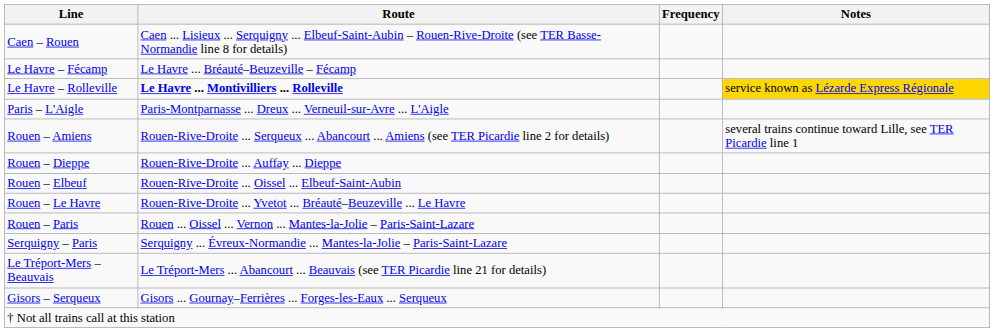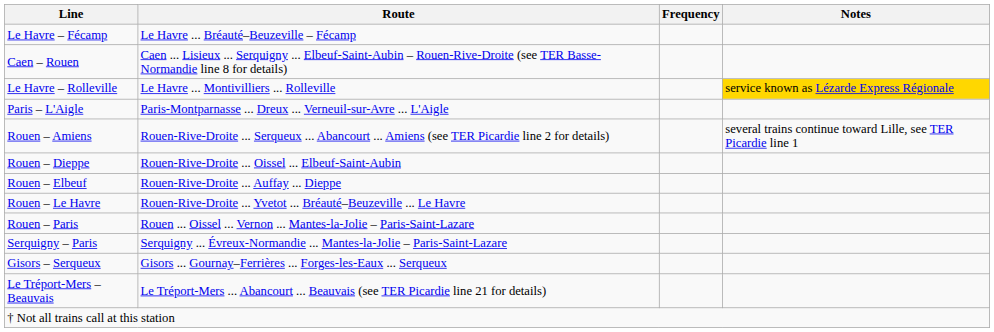rows swapped: (43, 41) <-> (57, 68)
(242, 88) bold -> (238, 88) normal
(241, 163) Rouen-Rive-Droite ... Auffay ... Dieppe -> (271, 163) Rouen-Rive-Droite ... Oissel ... Elbeuf-Saint-Aubin
(271, 183) Rouen-Rive-Droite ... Oissel ... Elbeuf-Saint-Aubin -> (241, 183) Rouen-Rive-Droite ... Auffay ... Dieppe
rows swapped: (54, 270) <-> (54, 297)
